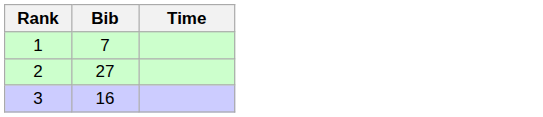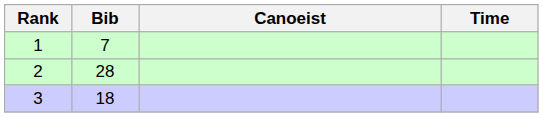+ column: (290, 18)
(105, 72) 27 -> (105, 72) 28
(105, 99) 16 -> (105, 99) 18
